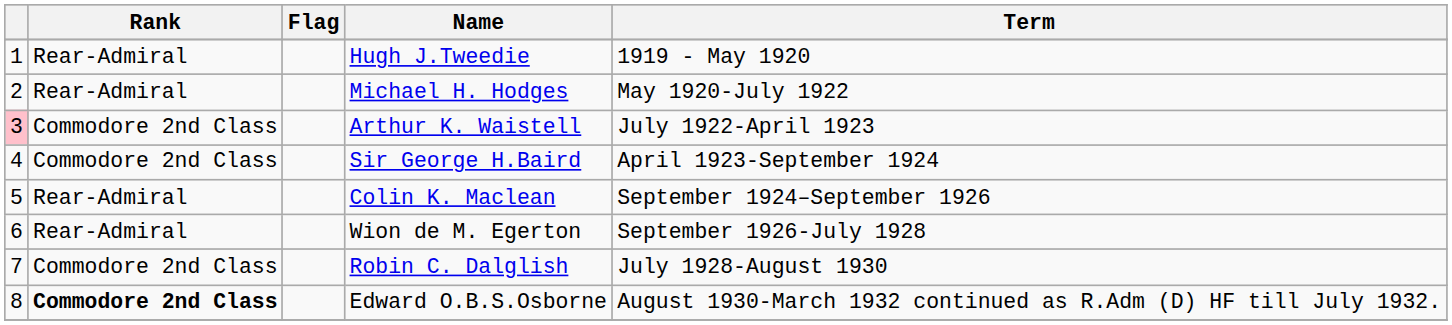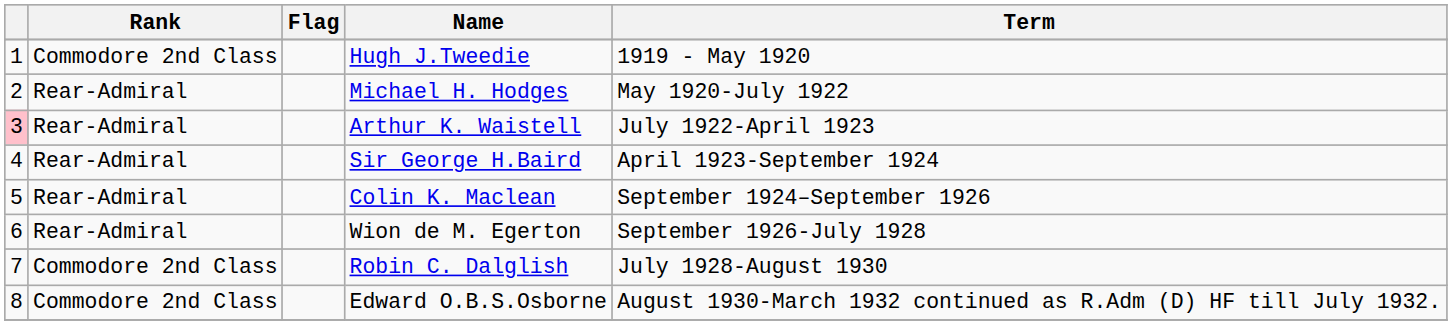(110, 57) Rear-Admiral -> (155, 57) Commodore 2nd Class
(155, 127) Commodore 2nd Class -> (110, 127) Rear-Admiral
(155, 162) Commodore 2nd Class -> (110, 162) Rear-Admiral
(155, 302) bold -> (155, 302) normal
